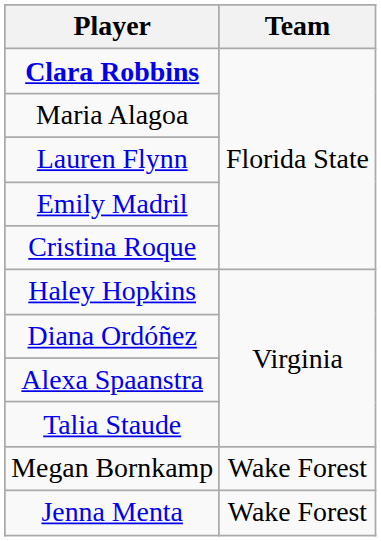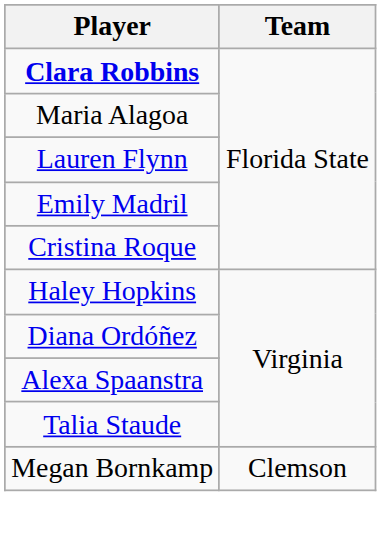(297, 468) Wake Forest -> (297, 468) Clemson
- row: (112, 512)
